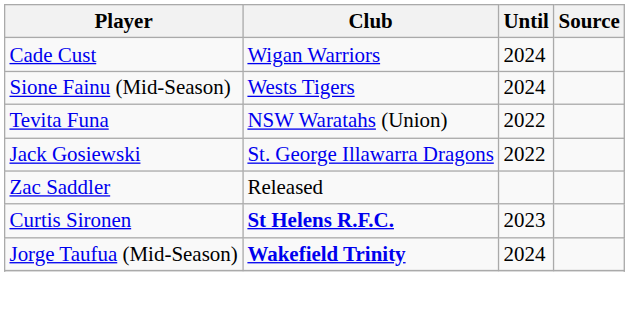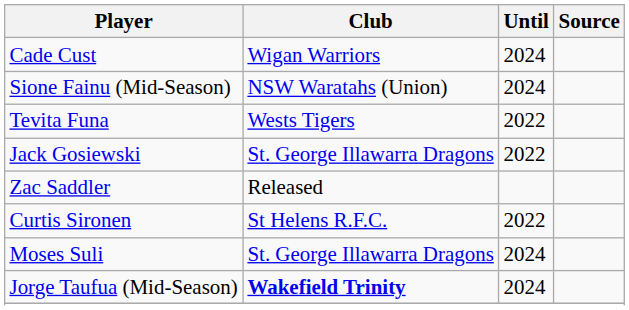(301, 87) Wests Tigers -> (347, 87) NSW Waratahs (Union)
(347, 120) NSW Waratahs (Union) -> (301, 120) Wests Tigers
(321, 220) bold -> (317, 220) normal
(524, 220) 2023 -> (524, 220) 2022
+ row: (56, 253)
